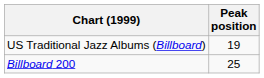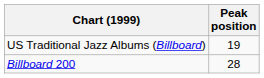(234, 63) 25 -> (234, 63) 28
